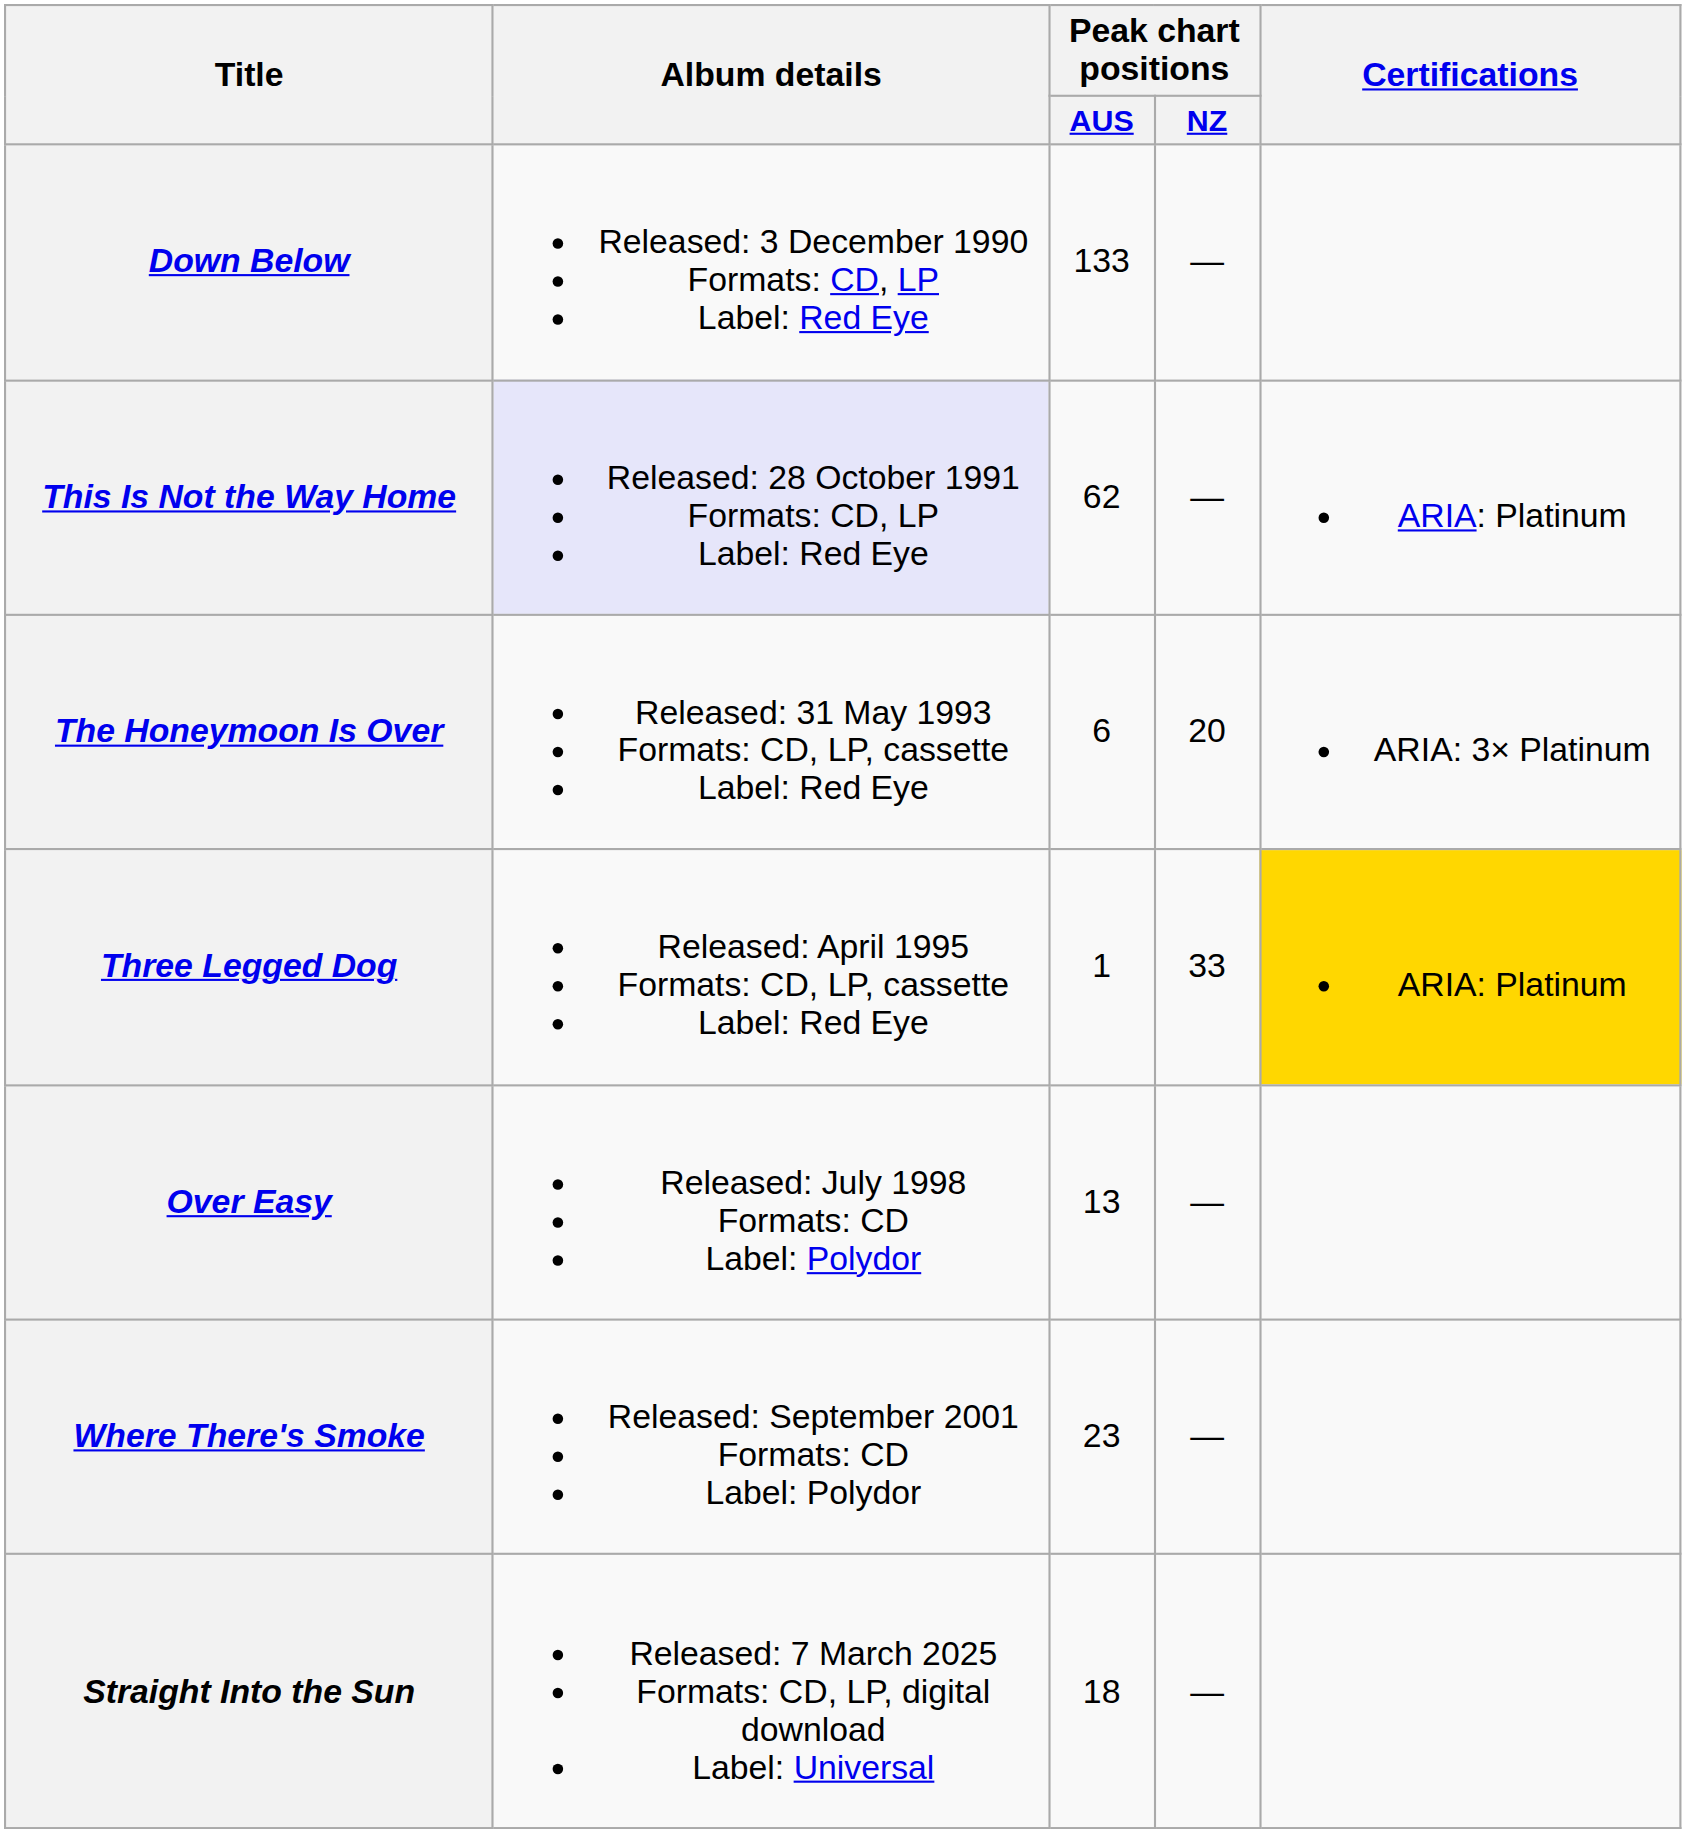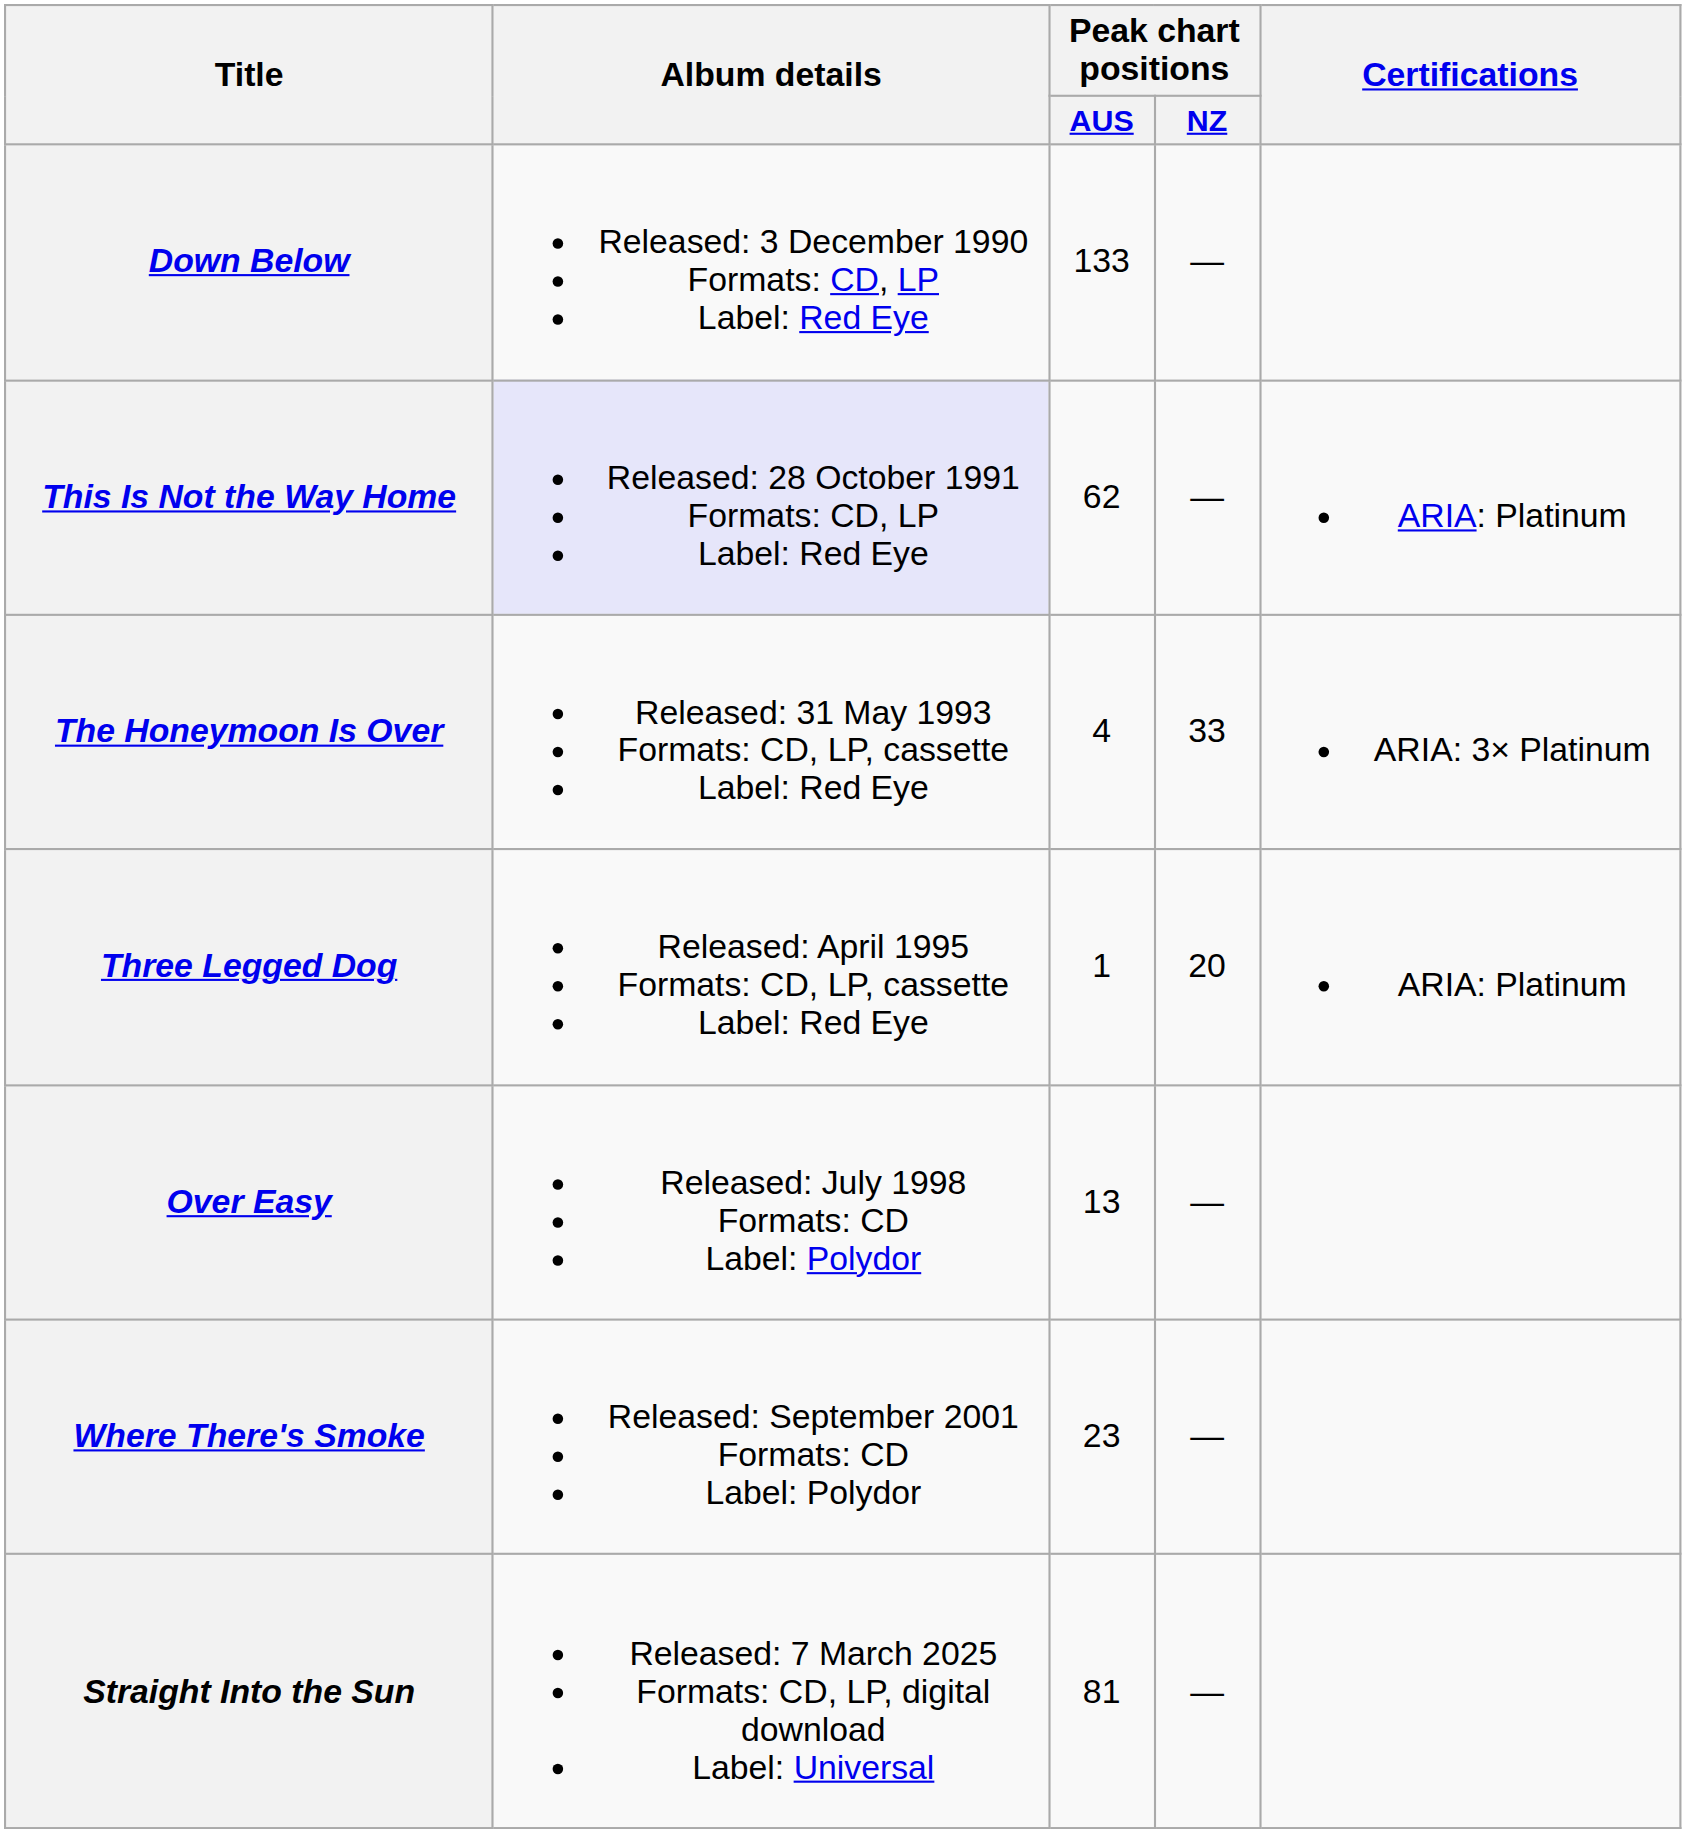(1102, 731) 6 -> (1102, 731) 4
(1207, 731) 20 -> (1207, 731) 33
(1207, 966) 33 -> (1207, 966) 20
(1470, 986) gold background -> (1470, 986) no background
(1102, 1690) 18 -> (1102, 1690) 81
